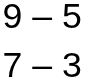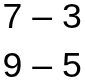rows swapped: (42, 16) <-> (42, 65)
